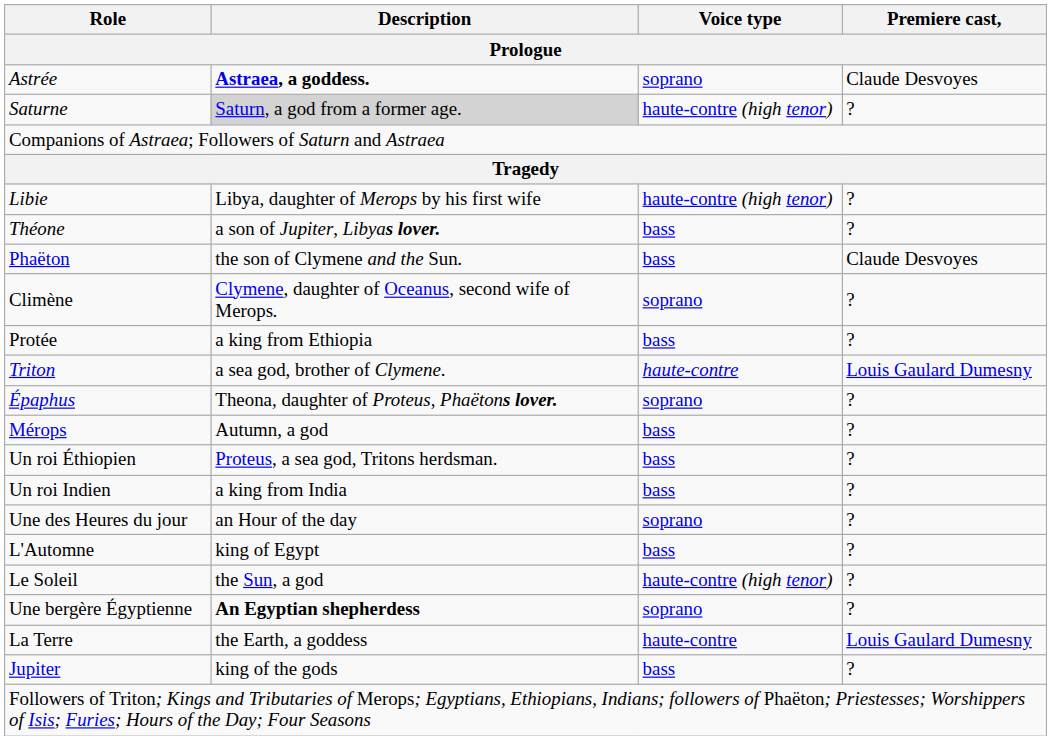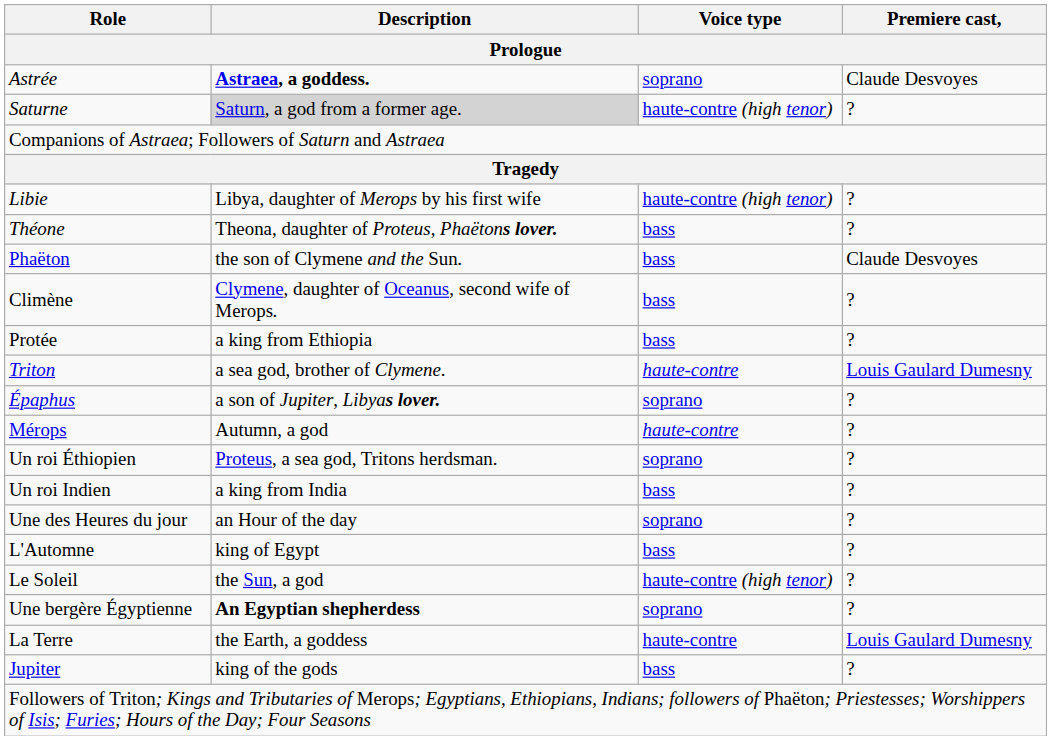(328, 229) a son of Jupiter, Libyas lover. -> (386, 229) Theona, daughter of Proteus, Phaëtons lover.
(673, 299) soprano -> (659, 299) bass
(386, 400) Theona, daughter of Proteus, Phaëtons lover. -> (328, 400) a son of Jupiter, Libyas lover.
(659, 429) bass -> (691, 429) haute-contre
(659, 459) bass -> (673, 459) soprano
